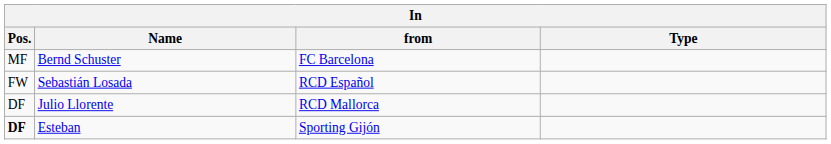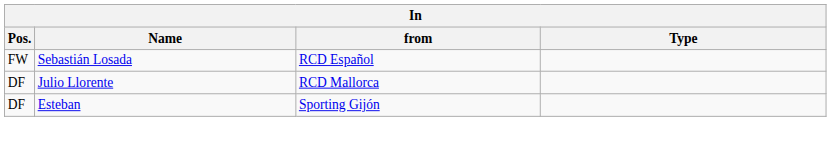- row: (79, 60)
(17, 127) bold -> (16, 105) normal
